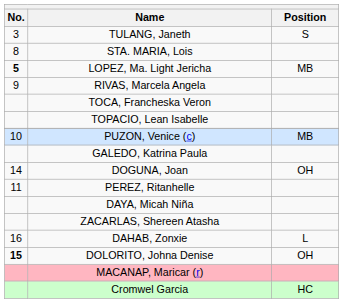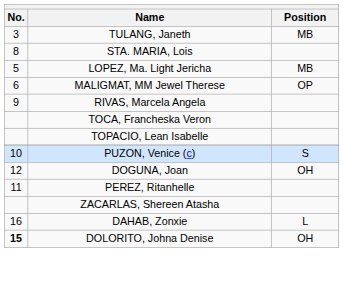(305, 34) S -> (305, 34) MB
(16, 68) bold -> (16, 68) normal
+ row: (150, 85)
(305, 136) MB -> (305, 153) S
- row: (150, 153)
(16, 170) 14 -> (16, 170) 12
- row: (150, 204)
- row: (150, 272)
- row: (150, 289)
